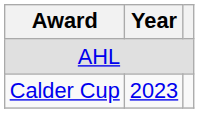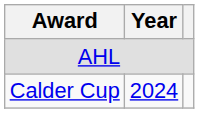(154, 90) 2023 -> (154, 90) 2024
